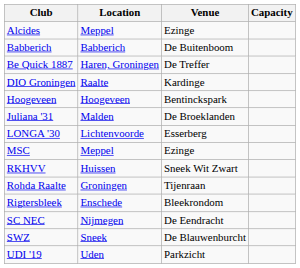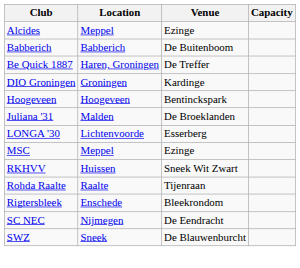(94, 82) Raalte -> (104, 82) Groningen
(104, 185) Groningen -> (94, 185) Raalte
- row: (24, 254)
